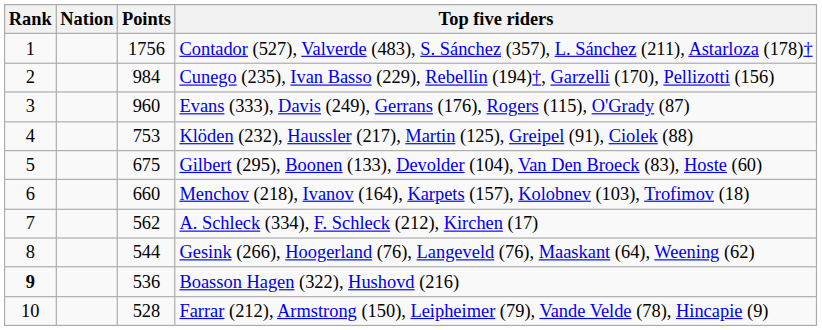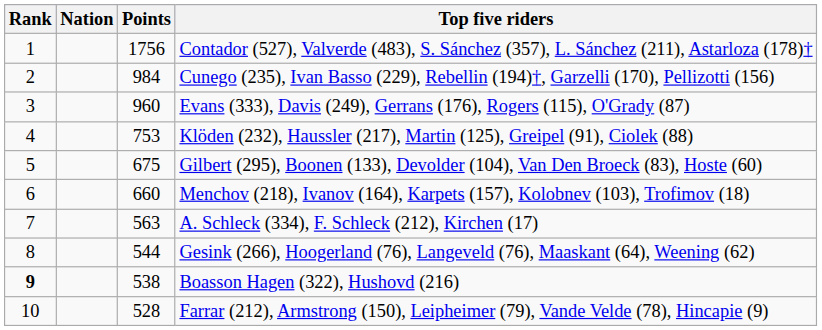(146, 223) 562 -> (146, 223) 563
(146, 281) 536 -> (146, 281) 538
